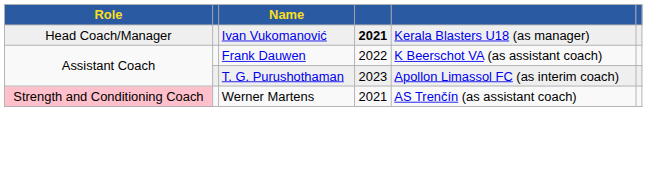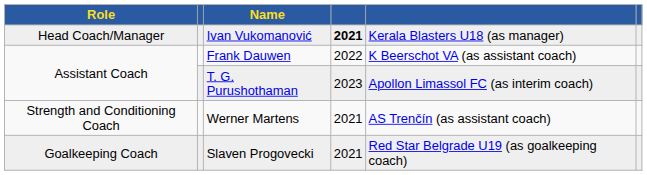(108, 97) pink background -> (101, 118) no background
+ row: (260, 153)
